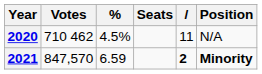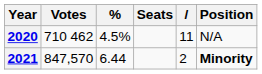(113, 58) 6.59 -> (113, 58) 6.44
(183, 58) bold -> (183, 58) normal
